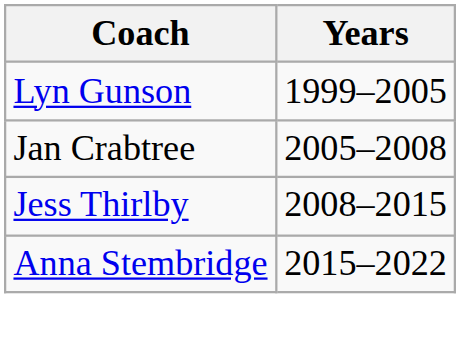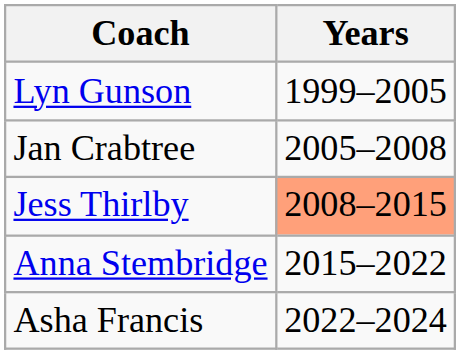(366, 205) no background -> (366, 205) lightsalmon background
+ row: (108, 319)
